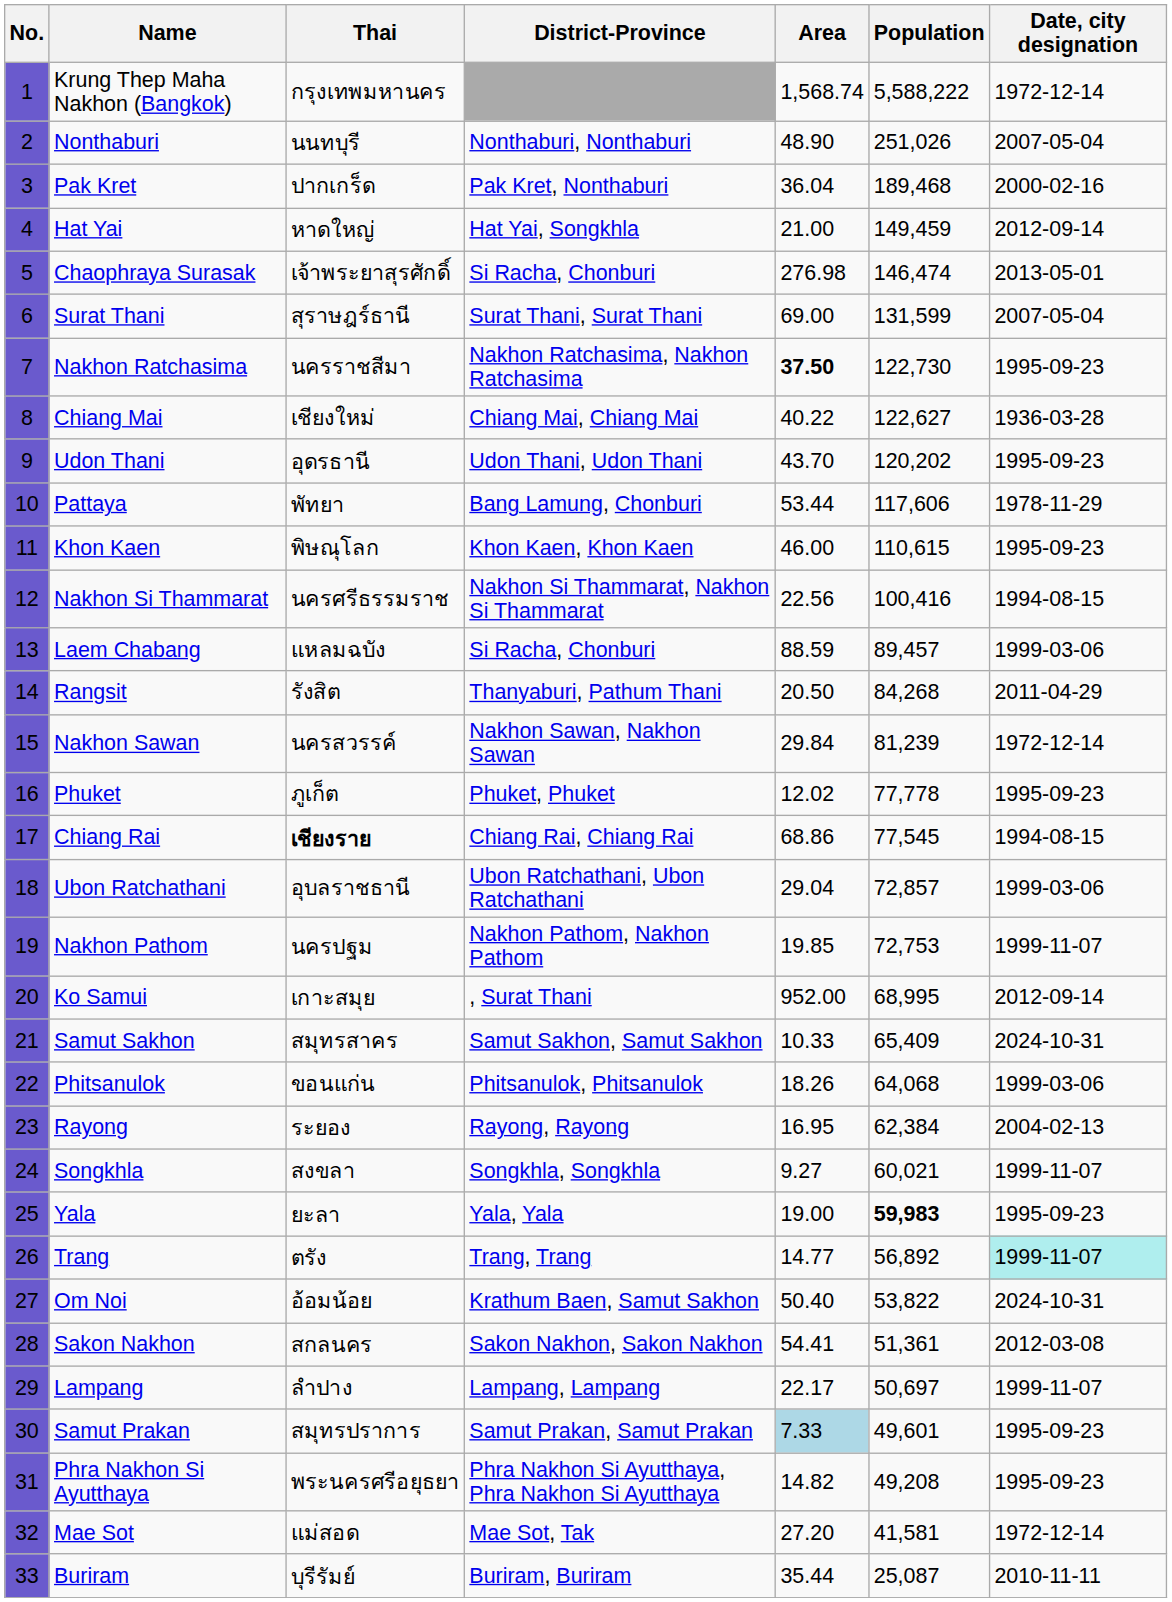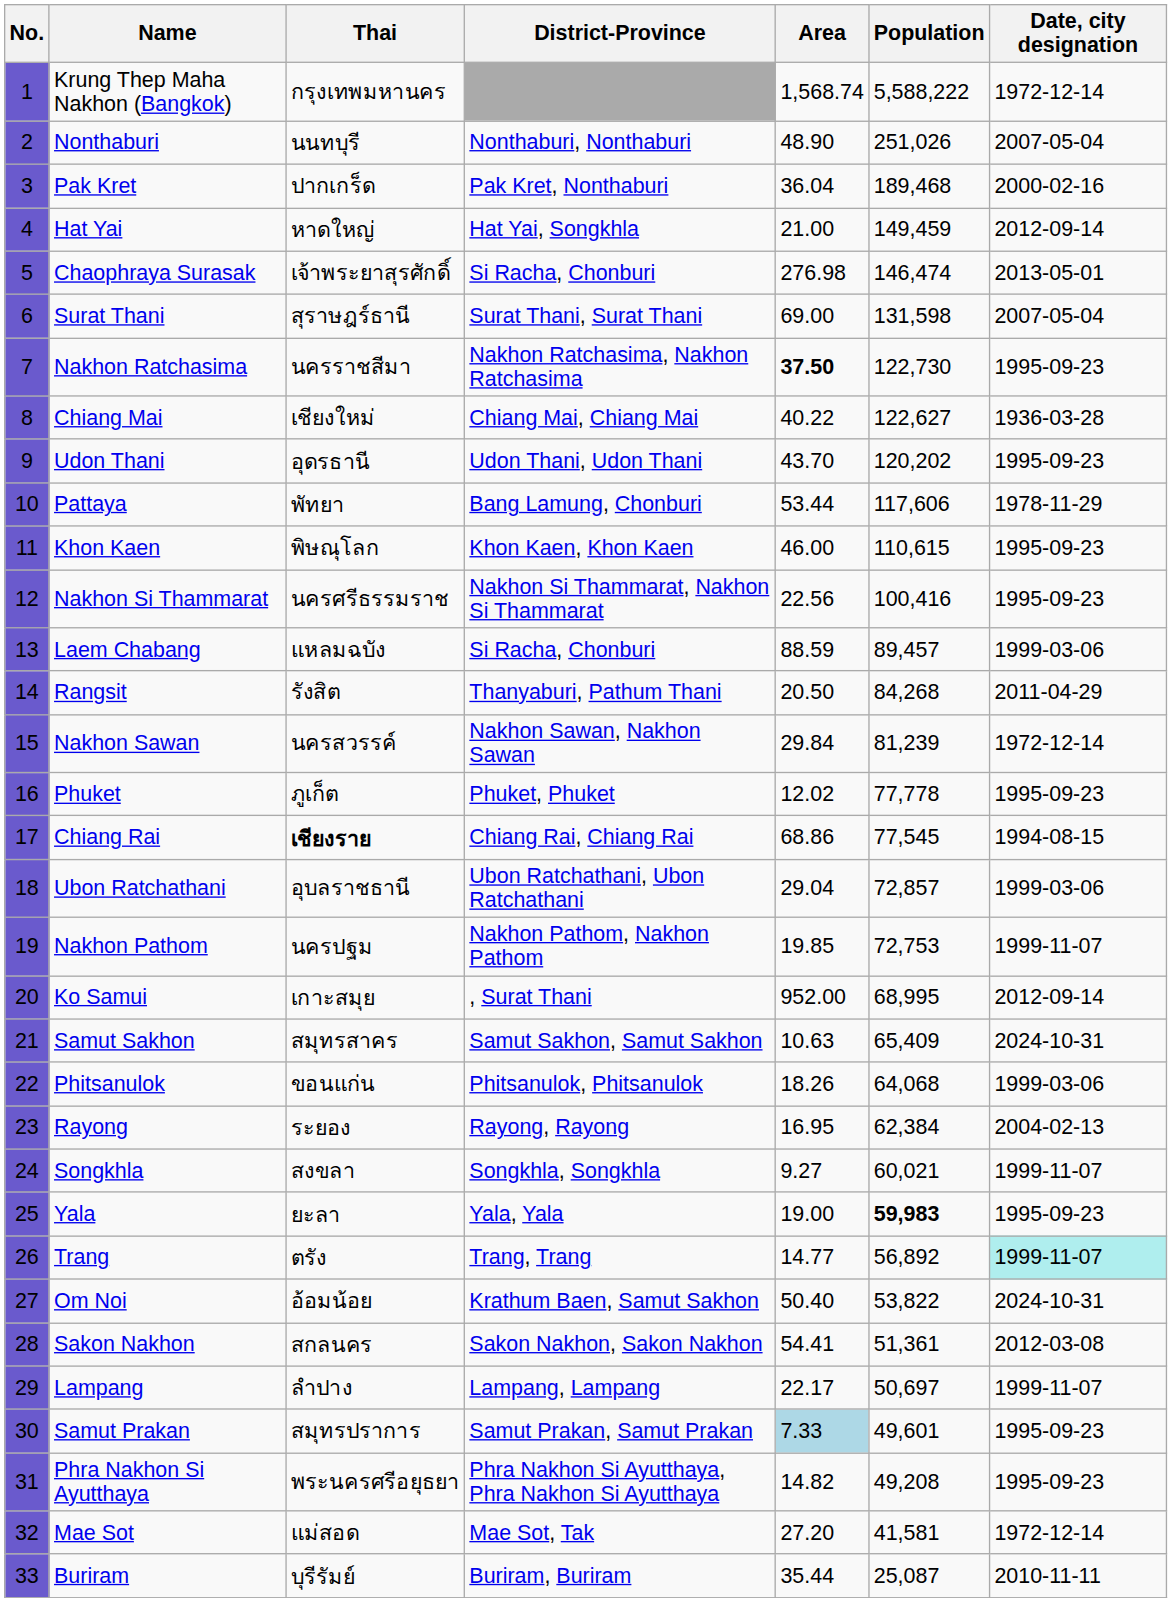(912, 315) 131,599 -> (912, 315) 131,598
(1049, 598) 1994-08-15 -> (1049, 598) 1995-09-23
(807, 1040) 10.33 -> (807, 1040) 10.63
